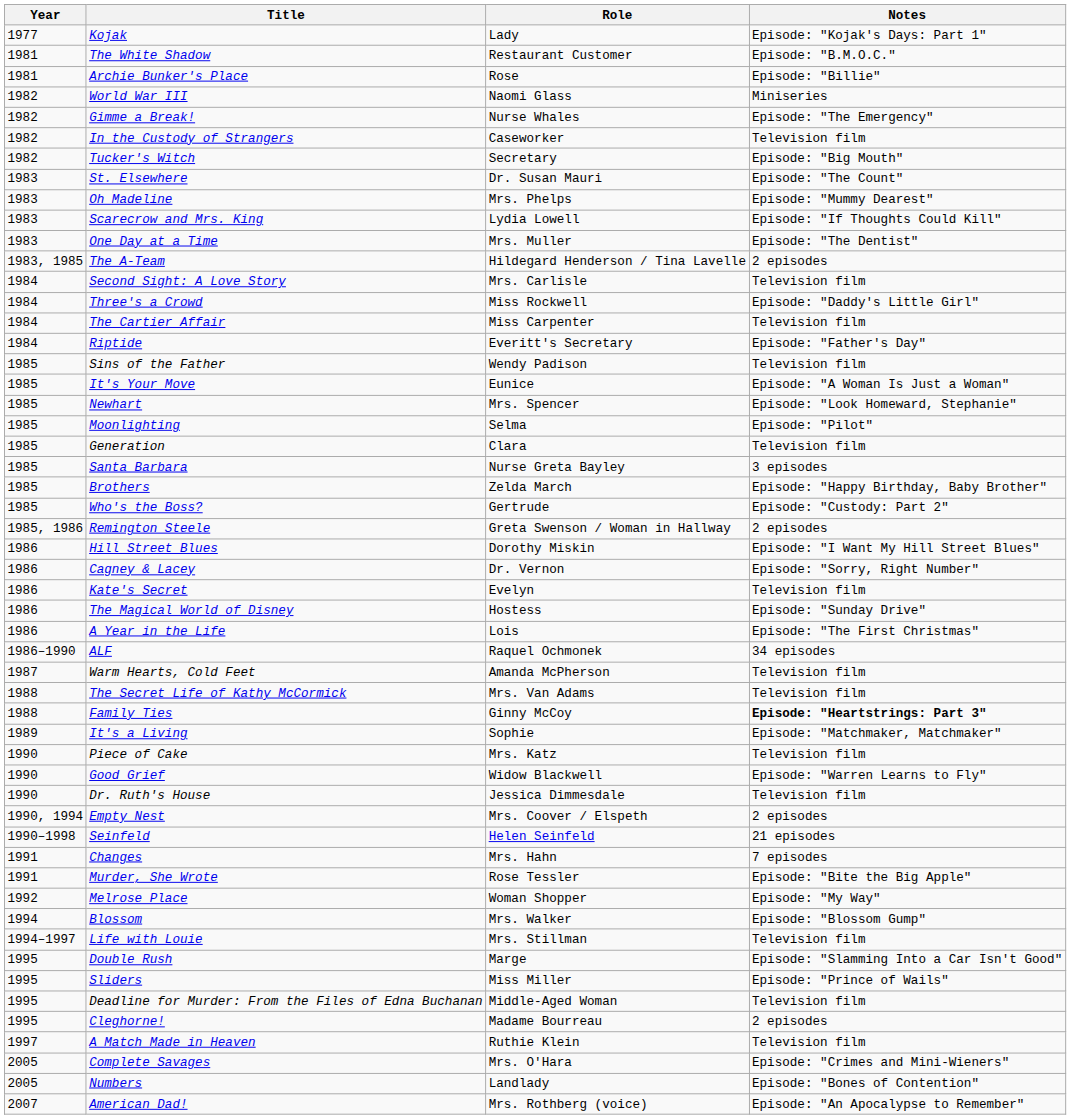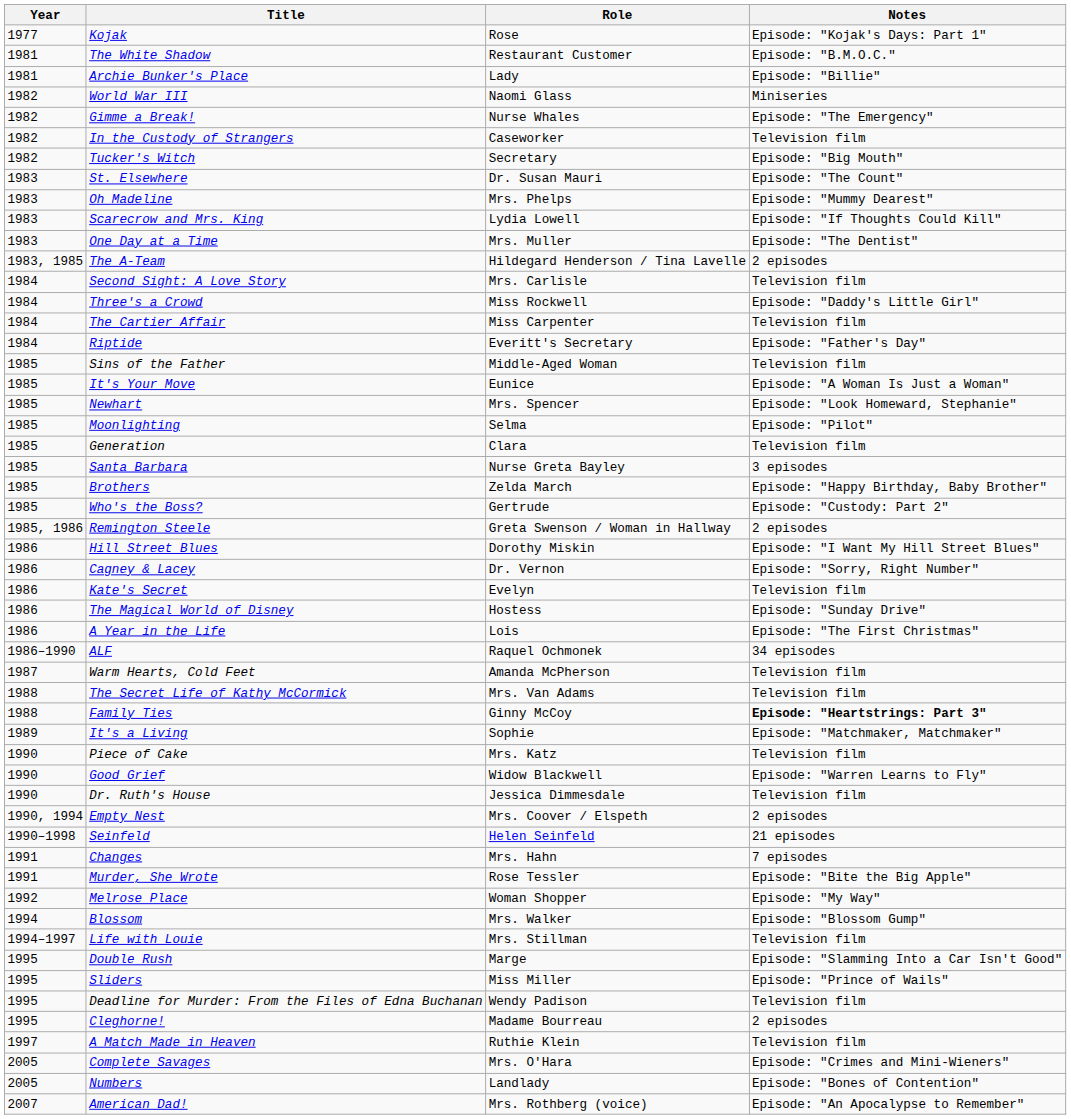(504, 35) Lady -> (504, 35) Rose
(504, 76) Rose -> (504, 76) Lady
(538, 364) Wendy Padison -> (553, 364) Middle-Aged Woman
(553, 1001) Middle-Aged Woman -> (538, 1001) Wendy Padison
